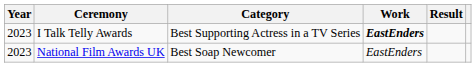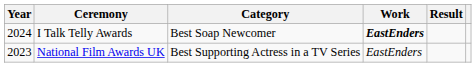(19, 33) 2023 -> (19, 33) 2024
(265, 33) Best Supporting Actress in a TV Series -> (223, 33) Best Soap Newcomer
(223, 52) Best Soap Newcomer -> (265, 52) Best Supporting Actress in a TV Series
